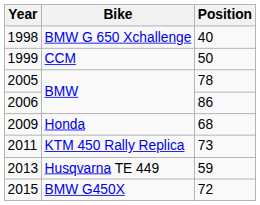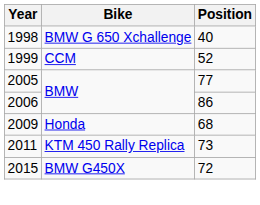(205, 59) 50 -> (205, 59) 52
(205, 80) 78 -> (205, 80) 77
- row: (23, 168)
